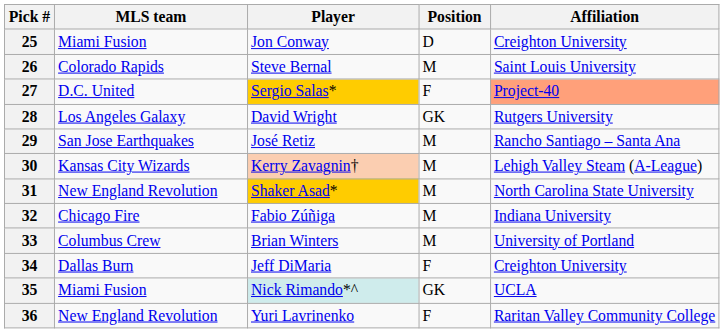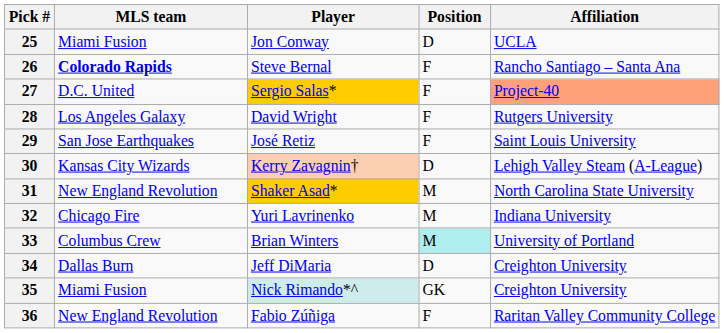(560, 41) Creighton University -> (515, 41) UCLA
(111, 66) normal -> (115, 66) bold
(429, 66) M -> (427, 66) F
(565, 66) Saint Louis University -> (587, 66) Rancho Santiago – Santa Ana
(434, 116) GK -> (427, 116) F
(429, 141) M -> (427, 141) F
(587, 141) Rancho Santiago – Santa Ana -> (565, 141) Saint Louis University
(429, 166) M -> (428, 166) D
(293, 215) Fabio Zúñiga -> (303, 215) Yuri Lavrinenko
(429, 240) no background -> (429, 240) paleturquoise background
(427, 265) F -> (428, 265) D
(515, 290) UCLA -> (560, 290) Creighton University
(303, 315) Yuri Lavrinenko -> (293, 315) Fabio Zúñiga
